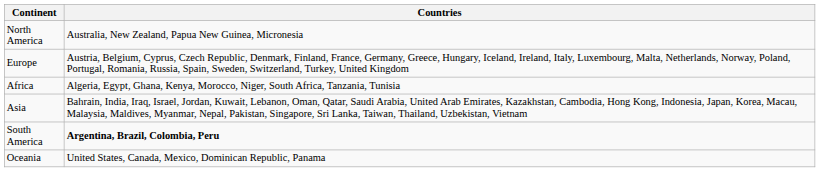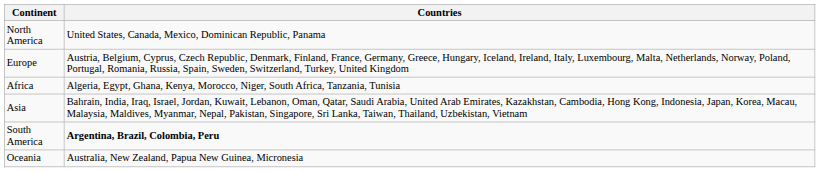(185, 35) Australia, New Zealand, Papua New Guinea, Micronesia -> (196, 35) United States, Canada, Mexico, Dominican Republic, Panama
(196, 158) United States, Canada, Mexico, Dominican Republic, Panama -> (185, 158) Australia, New Zealand, Papua New Guinea, Micronesia
